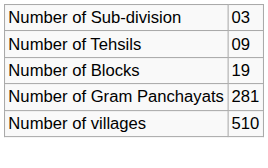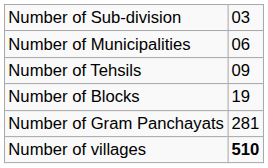+ row: (99, 44)
(245, 123) normal -> (245, 149) bold
